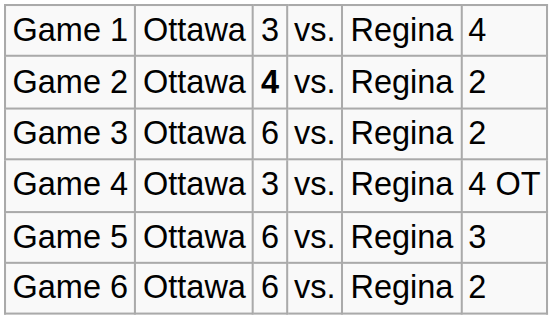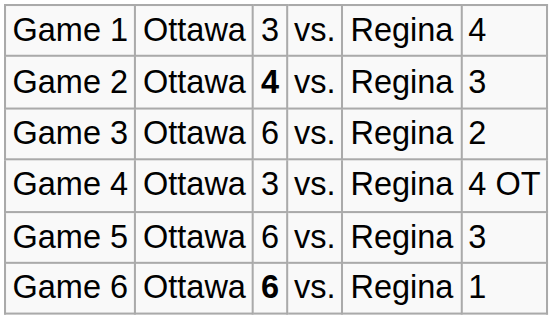(477, 81) 2 -> (477, 81) 3
(270, 287) normal -> (270, 287) bold
(477, 287) 2 -> (477, 287) 1
